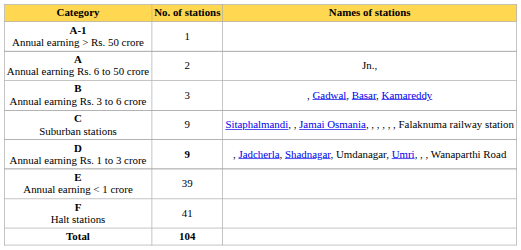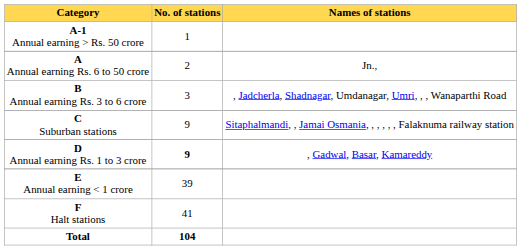(370, 95) , Gadwal, Basar, Kamareddy -> (370, 95) , Jadcherla, Shadnagar, Umdanagar, Umri, , , Wanaparthi Road
(370, 154) , Jadcherla, Shadnagar, Umdanagar, Umri, , , Wanaparthi Road -> (370, 154) , Gadwal, Basar, Kamareddy
